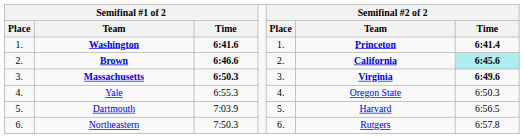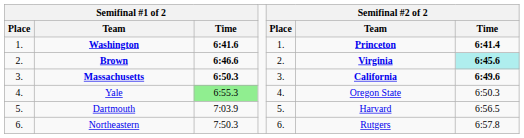(375, 61) California -> (375, 61) Virginia
(375, 77) Virginia -> (375, 77) California
(226, 93) no background -> (226, 93) lightgreen background
